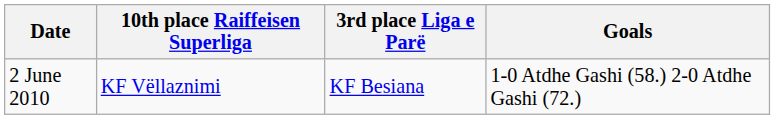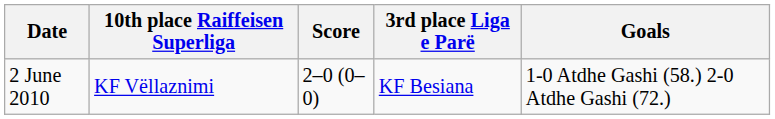+ column: (336, 31)
